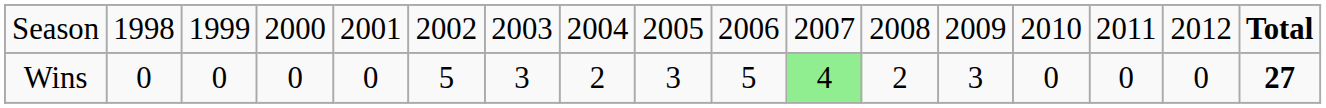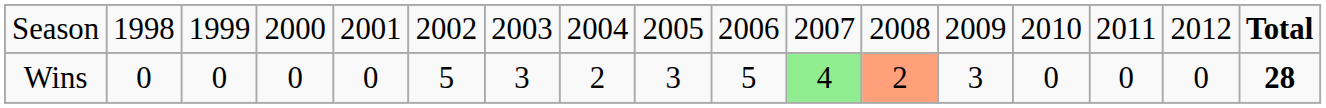(900, 77) no background -> (900, 77) lightsalmon background
(1280, 77) 27 -> (1280, 77) 28
